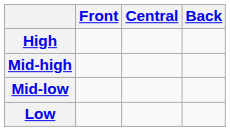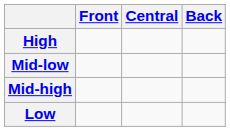rows swapped: (40, 65) <-> (40, 89)
